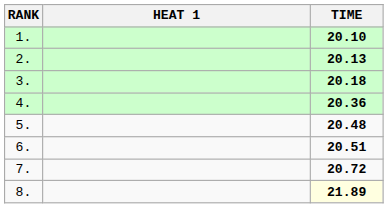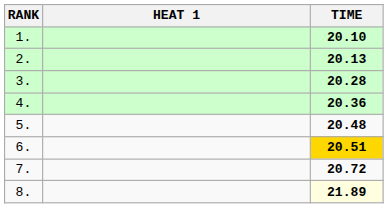(347, 81) 20.18 -> (347, 81) 20.28
(347, 147) no background -> (347, 147) gold background
